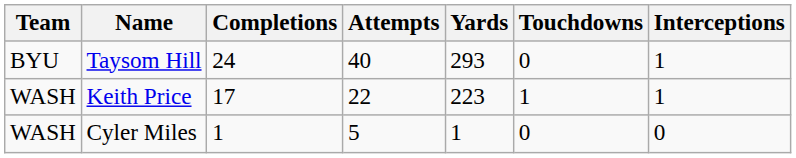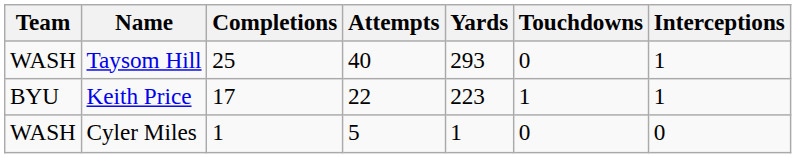(35, 59) BYU -> (43, 59) WASH
(224, 59) 24 -> (224, 59) 25
(43, 96) WASH -> (35, 96) BYU
